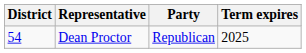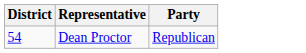- column: (260, 15)
